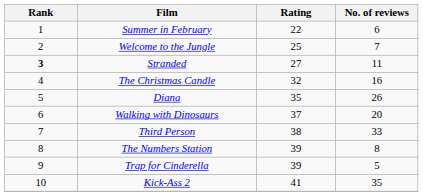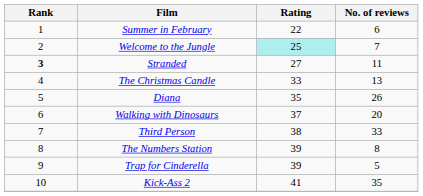(296, 47) no background -> (296, 47) paleturquoise background
(296, 81) 32 -> (296, 81) 33
(377, 81) 16 -> (377, 81) 13
